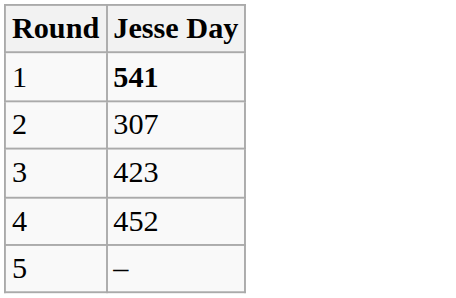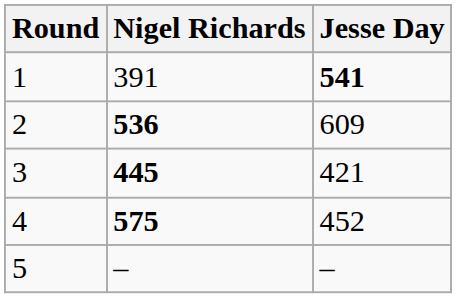+ column: (209, 28)
(136, 124) 307 -> (342, 124) 609
(136, 172) 423 -> (342, 172) 421
